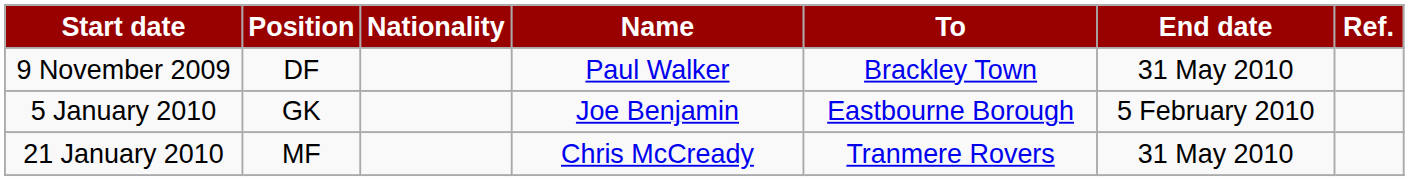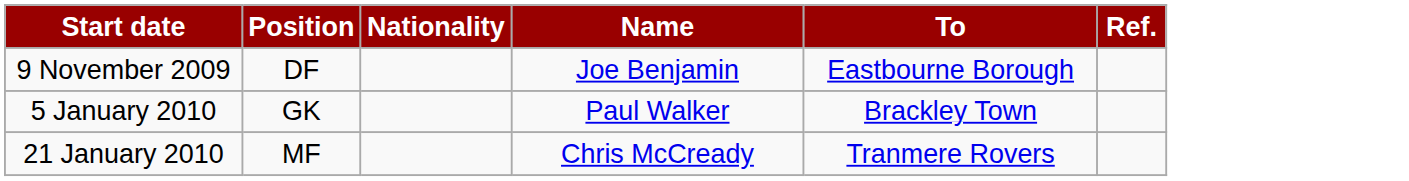- column: (1216, 27)
(657, 69) Paul Walker -> (657, 69) Joe Benjamin
(951, 69) Brackley Town -> (951, 69) Eastbourne Borough
(657, 112) Joe Benjamin -> (657, 112) Paul Walker
(951, 112) Eastbourne Borough -> (951, 112) Brackley Town
